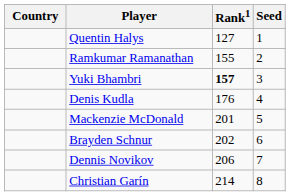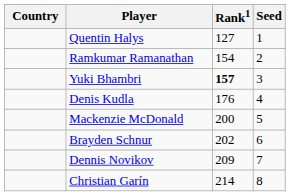(225, 58) 155 -> (225, 58) 154
(225, 119) 201 -> (225, 119) 200
(225, 160) 206 -> (225, 160) 209
